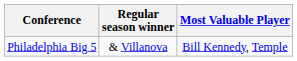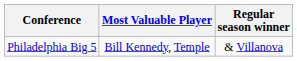columns swapped: (138, 20) <-> (235, 20)
